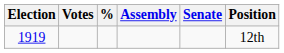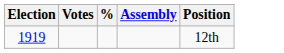- column: (203, 15)
